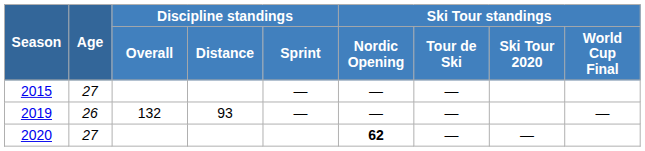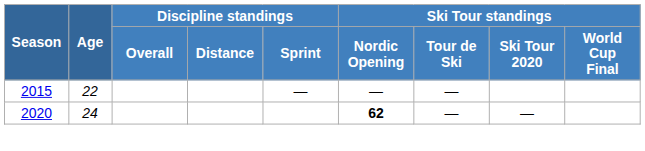(90, 91) 27 -> (90, 91) 22
- row: (36, 113)
(90, 136) 27 -> (90, 113) 24
